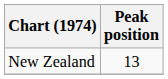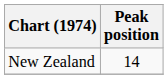(131, 61) 13 -> (131, 61) 14
